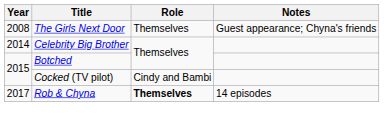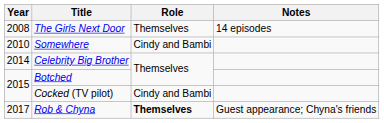(296, 28) Guest appearance; Chyna's friends -> (244, 28) 14 episodes
+ row: (62, 45)
(244, 93) 14 episodes -> (296, 110) Guest appearance; Chyna's friends
